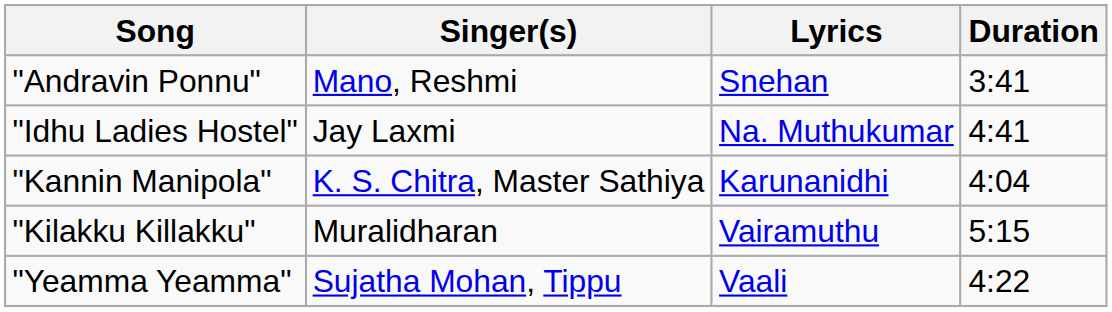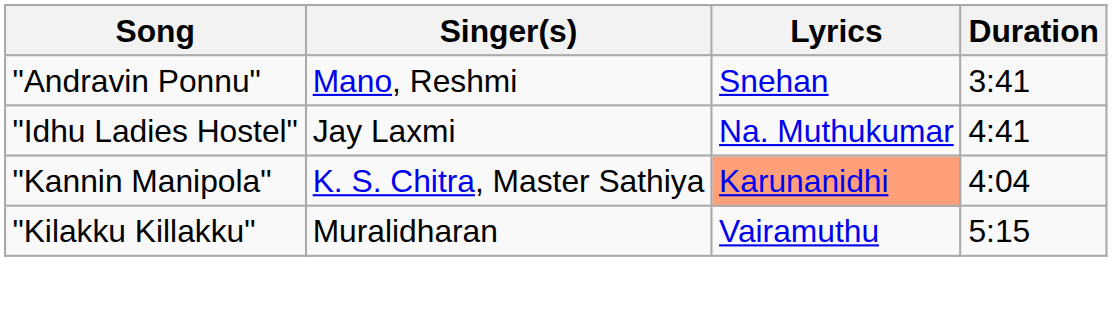(804, 181) no background -> (804, 181) lightsalmon background
- row: (152, 282)
